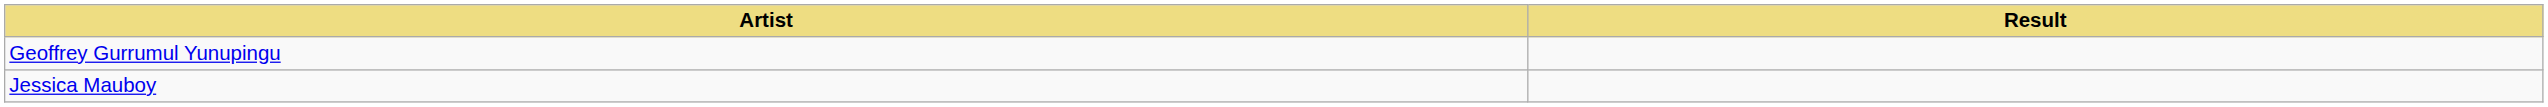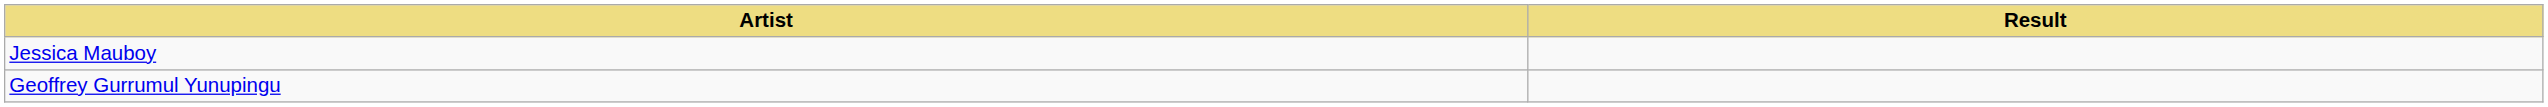rows swapped: (83, 85) <-> (145, 53)
